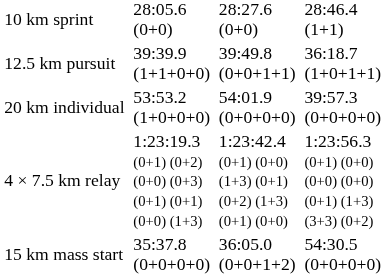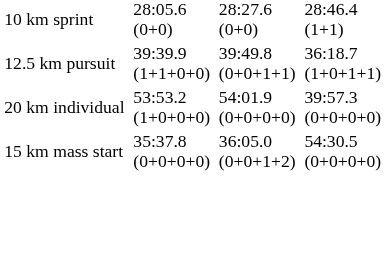- row: (62, 180)
